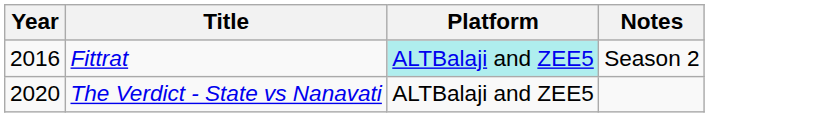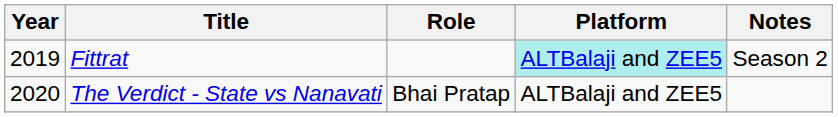+ column: (451, 22)
(35, 58) 2016 -> (35, 58) 2019
